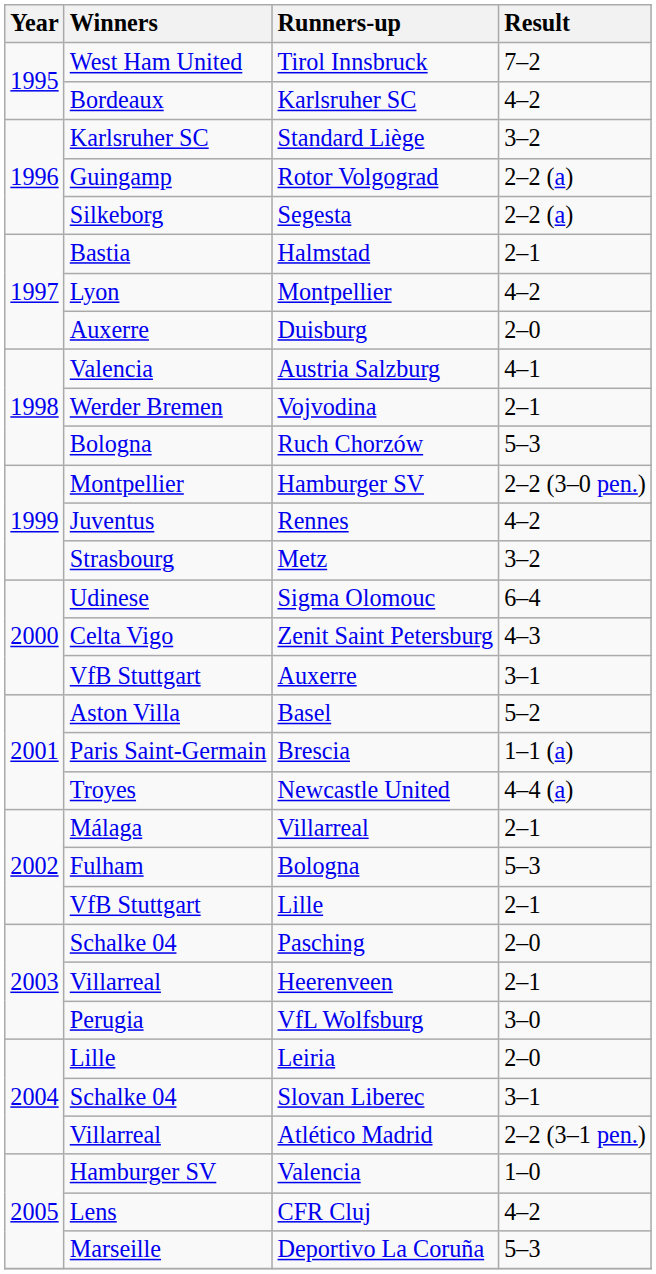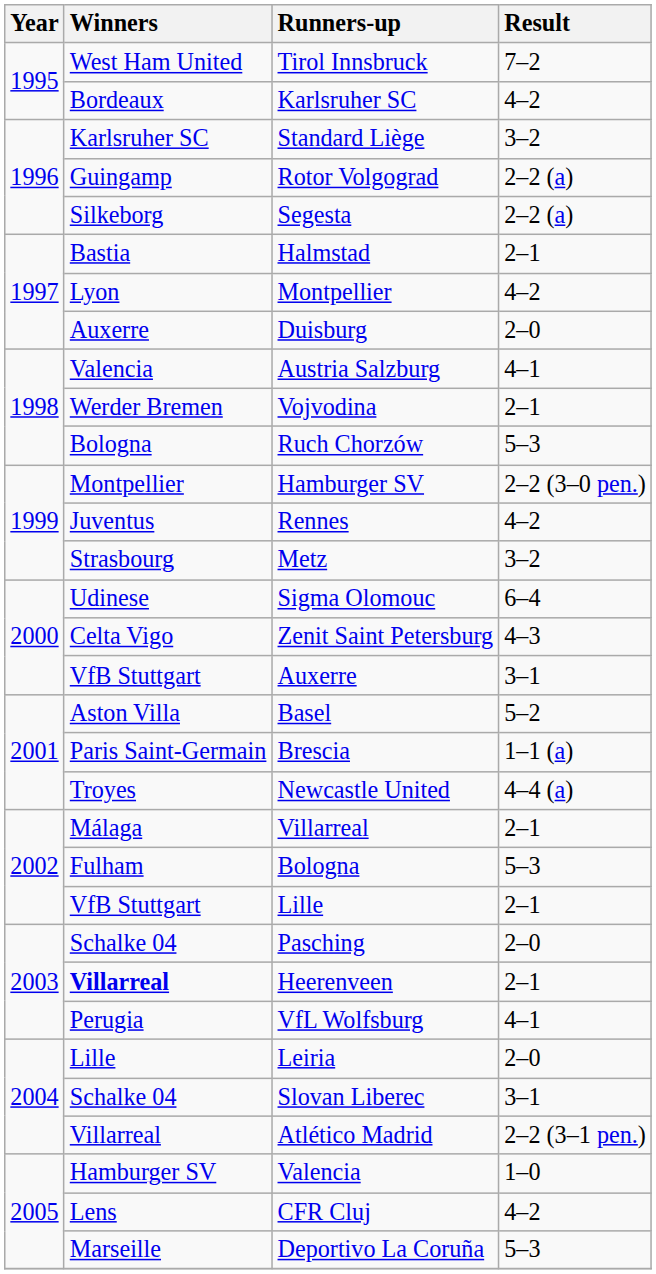(115, 981) normal -> (119, 981) bold
(522, 1019) 3–0 -> (522, 1019) 4–1
